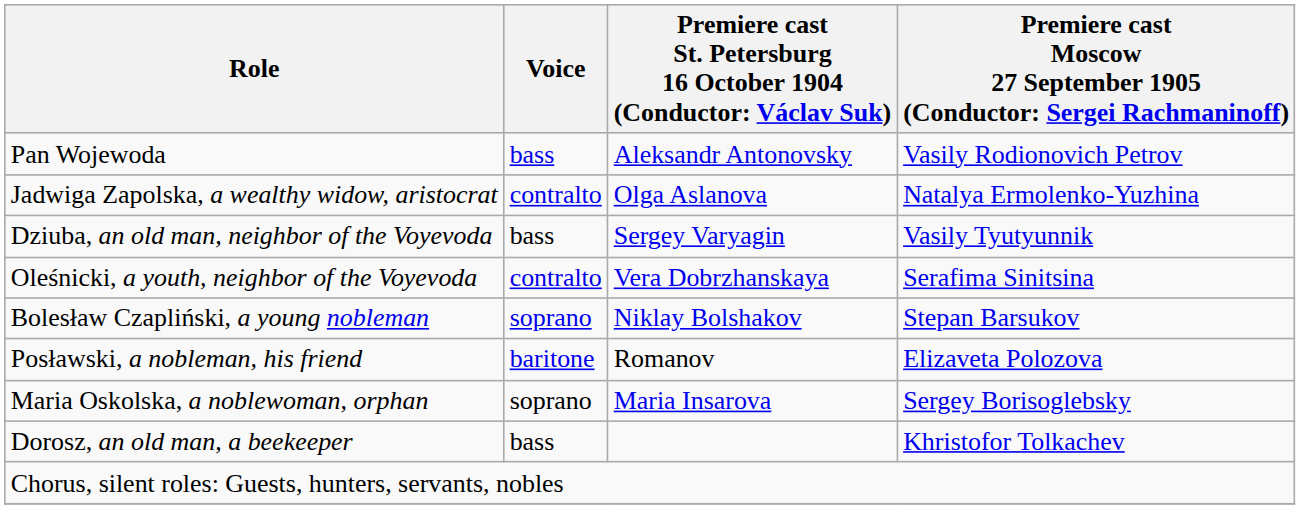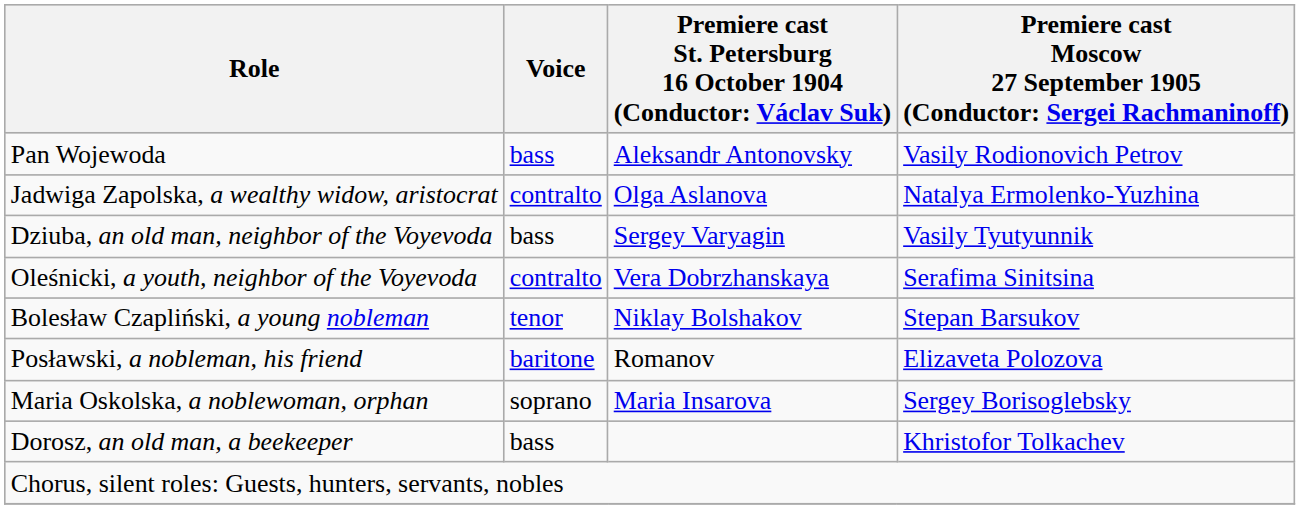(551, 318) soprano -> (536, 318) tenor
